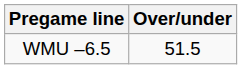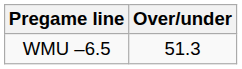(182, 48) 51.5 -> (182, 48) 51.3
